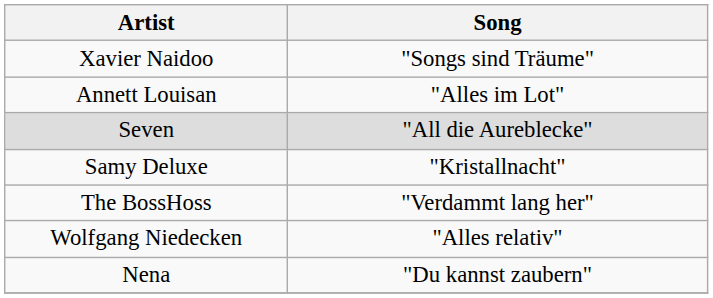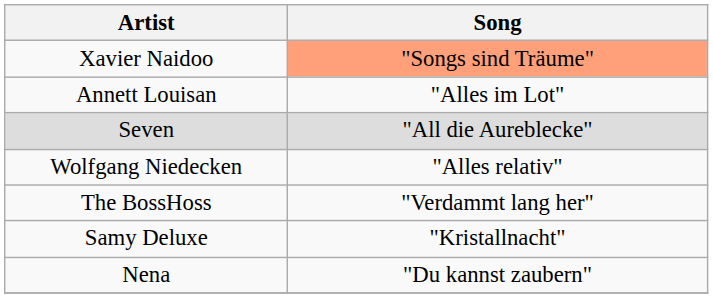(498, 58) no background -> (498, 58) lightsalmon background
rows swapped: (146, 238) <-> (146, 166)
